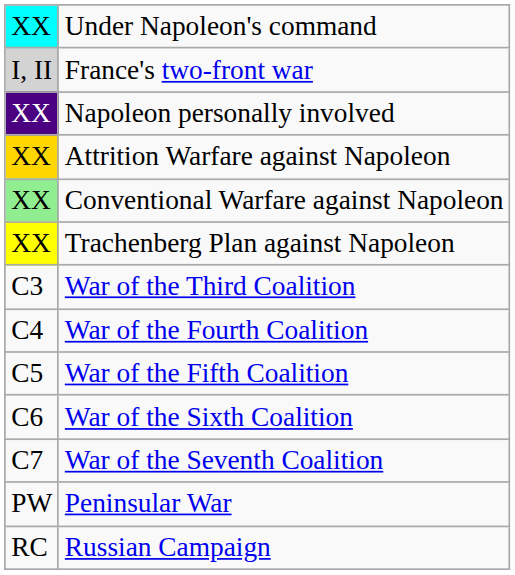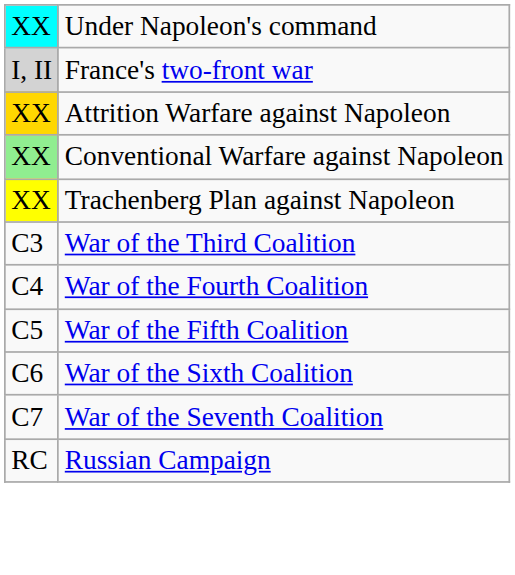- row: (230, 112)
- row: (148, 503)
